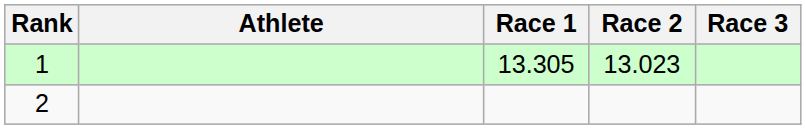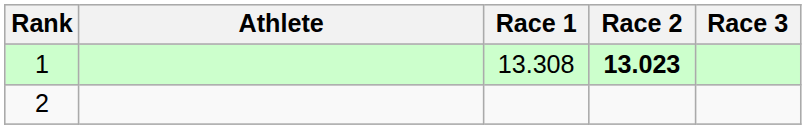(536, 64) 13.305 -> (536, 64) 13.308
(642, 64) normal -> (642, 64) bold
